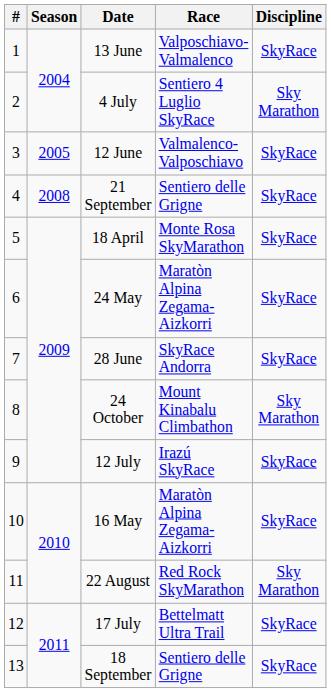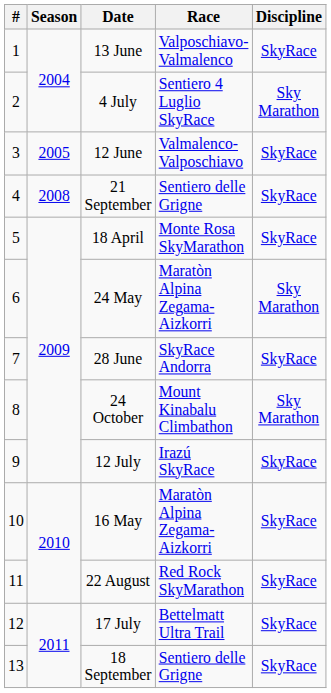(289, 298) SkyRace -> (289, 298) Sky Marathon
(289, 581) Sky Marathon -> (289, 581) SkyRace
